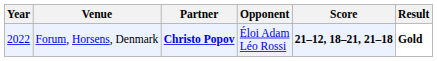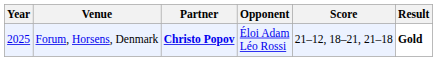(19, 40) 2022 -> (19, 40) 2025
(344, 40) bold -> (344, 40) normal
